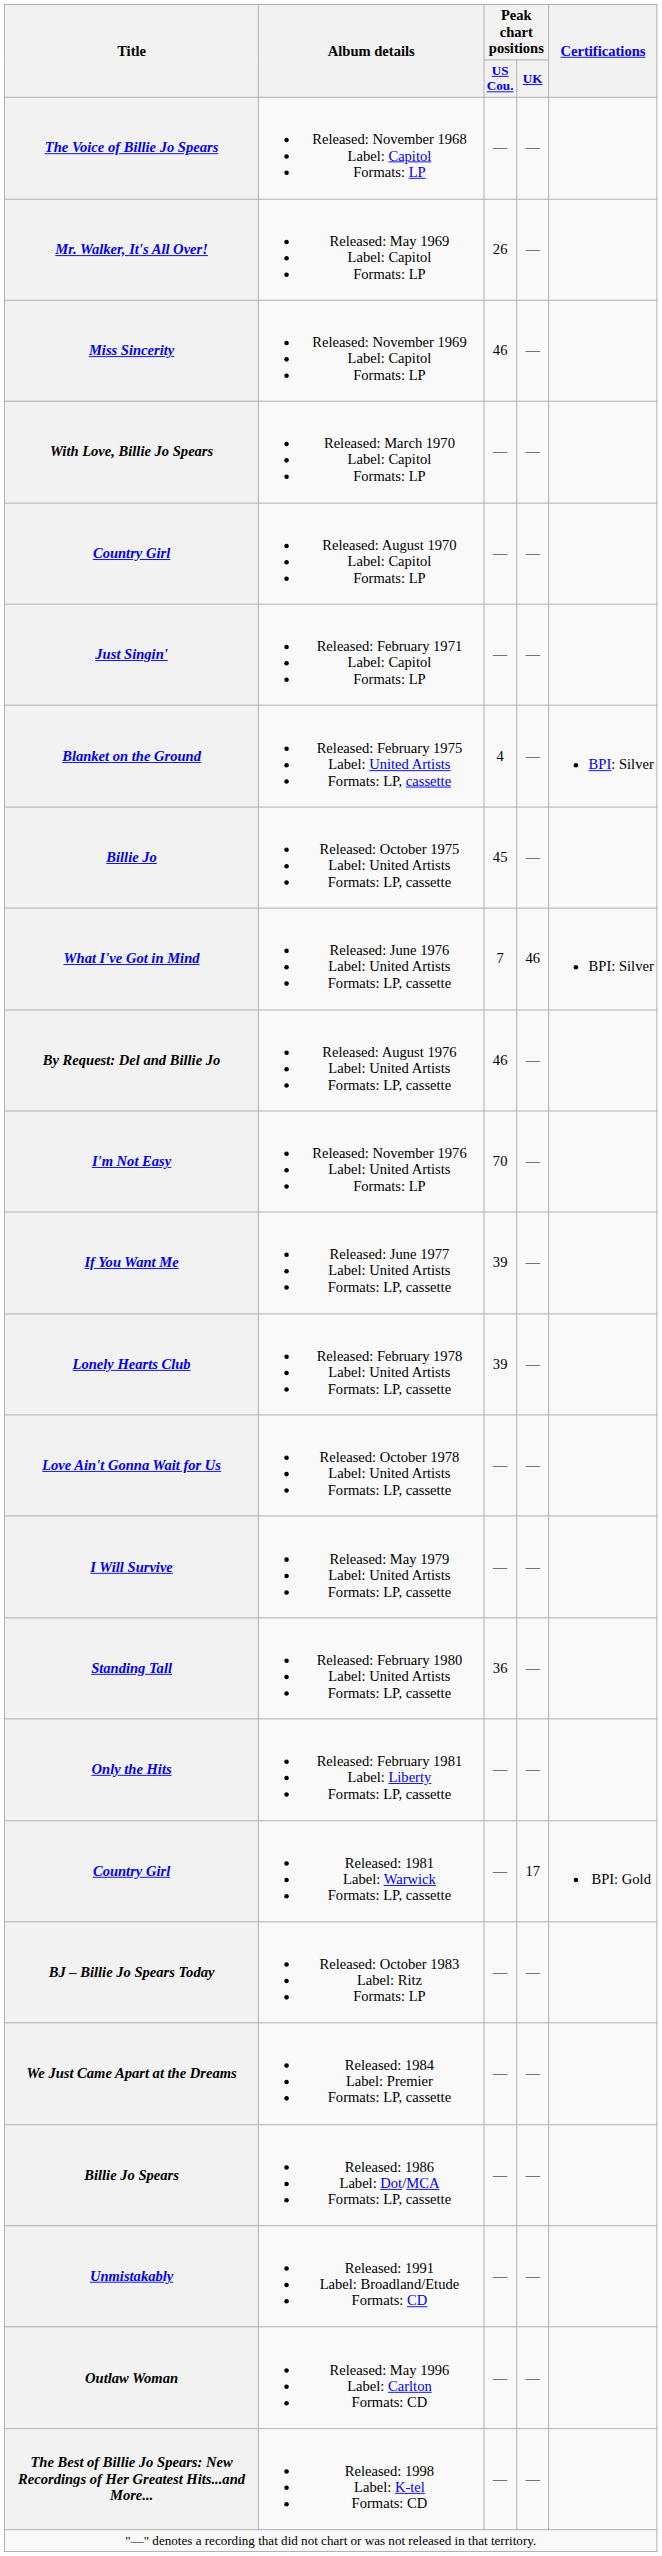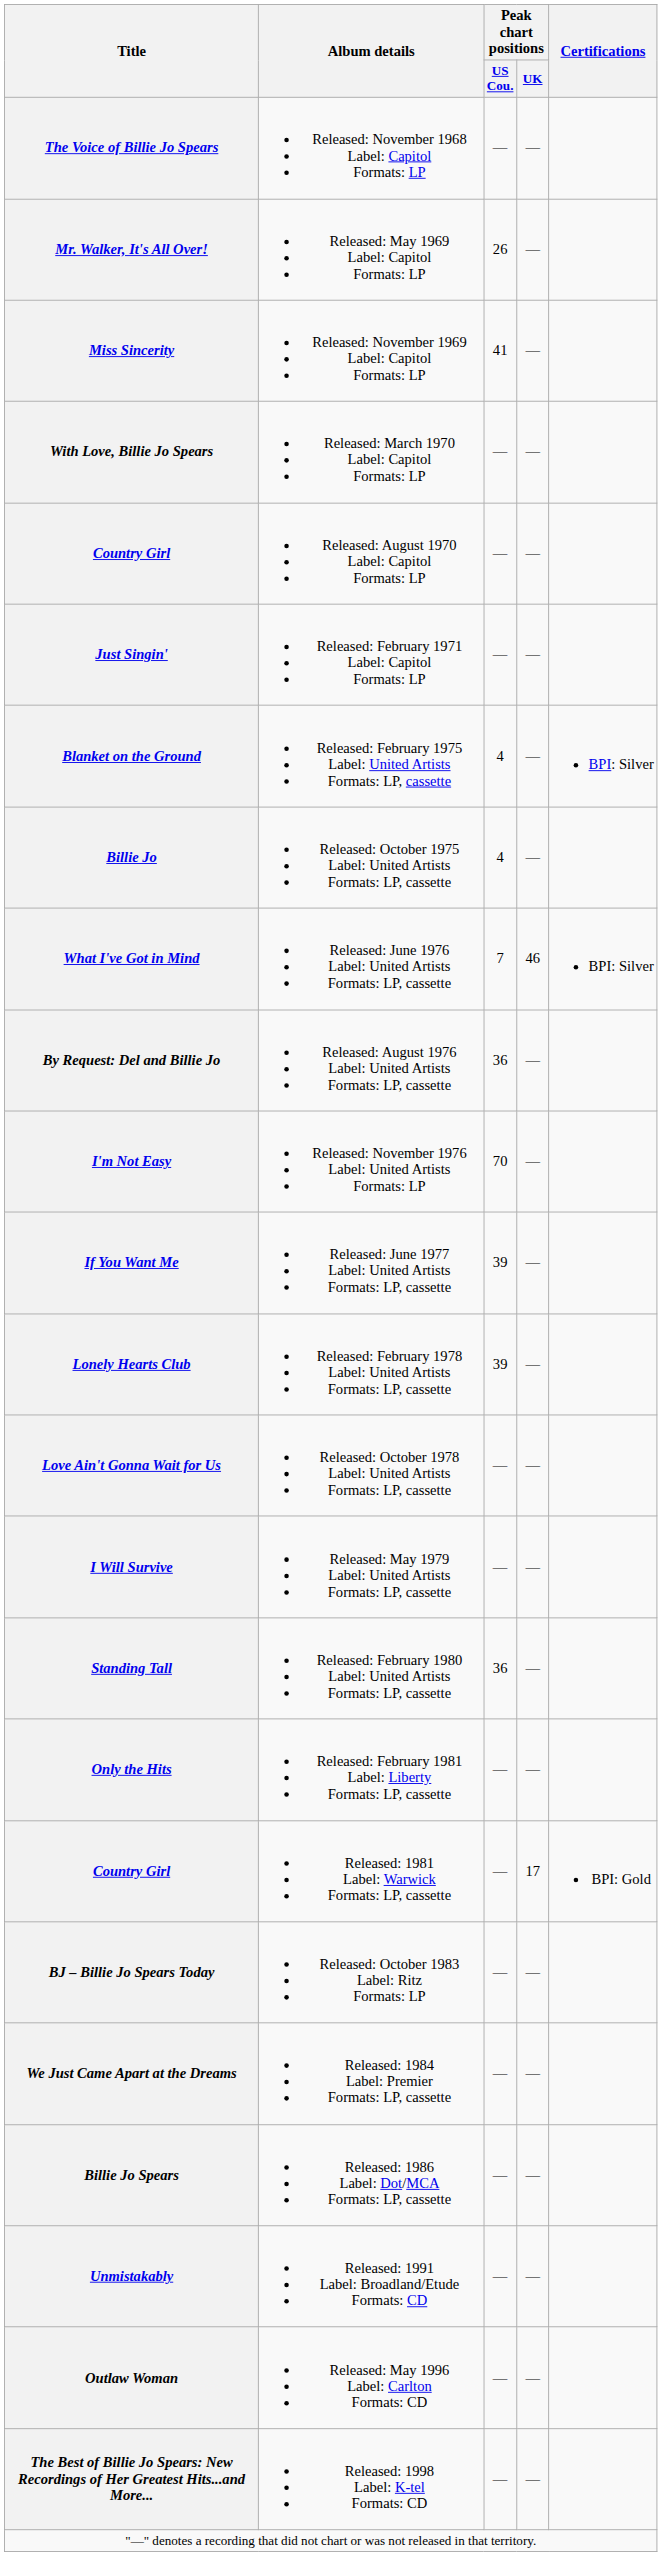(500, 350) 46 -> (500, 350) 41
(500, 857) 45 -> (500, 857) 4
(500, 1060) 46 -> (500, 1060) 36
